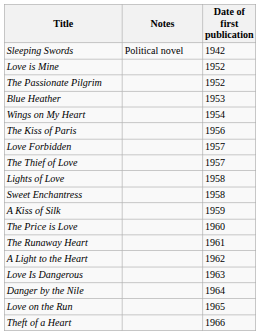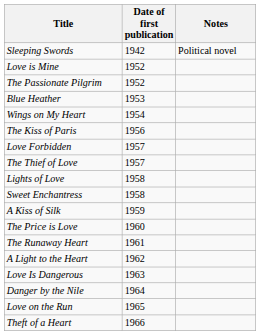columns swapped: (229, 23) <-> (162, 23)
